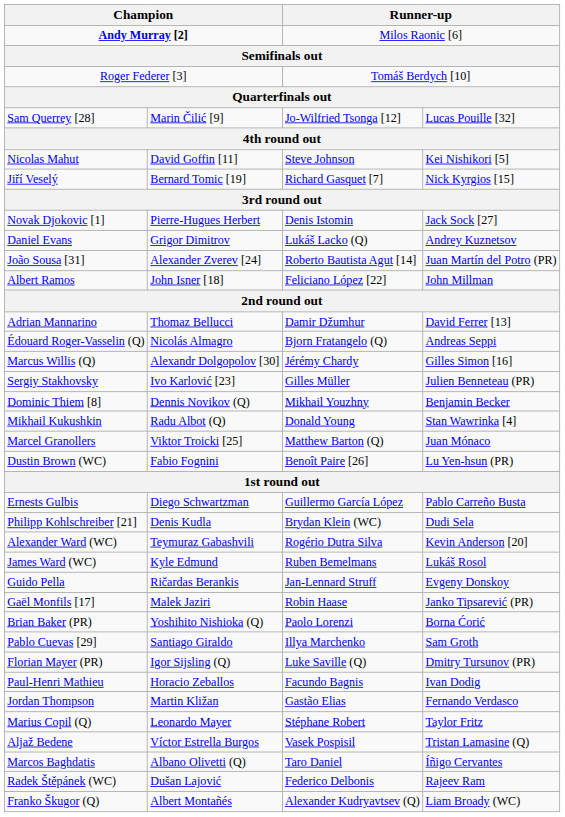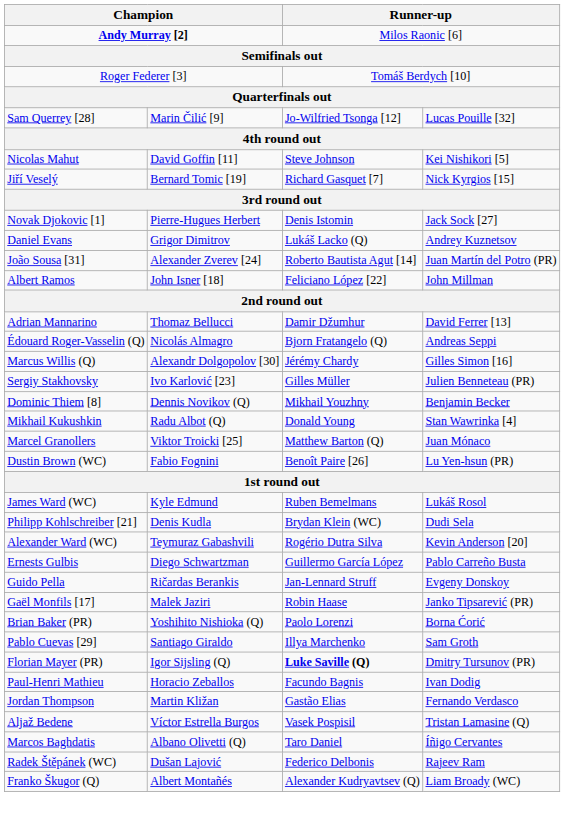rows swapped: (52, 562) <-> (43, 502)
(326, 662) normal -> (327, 662) bold
- row: (49, 722)
